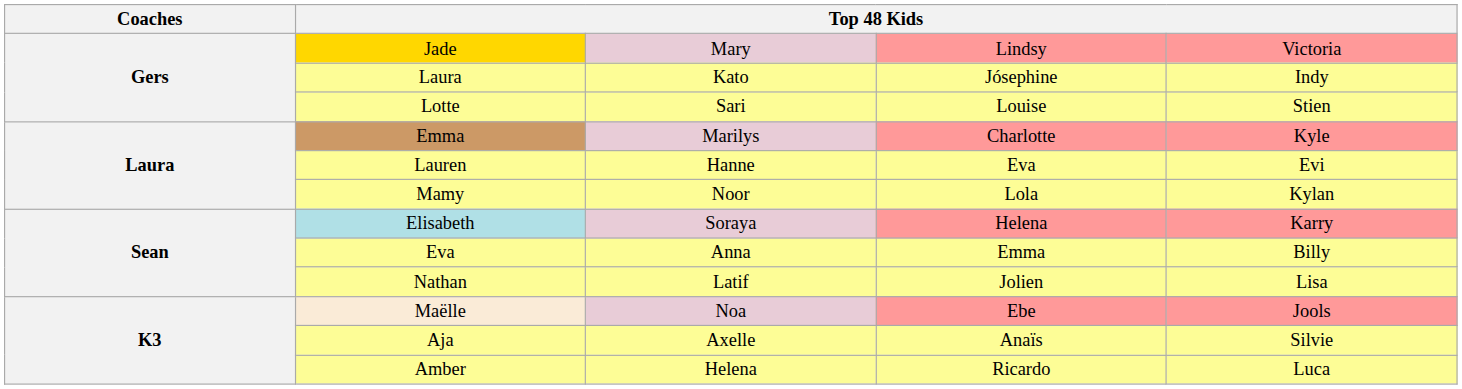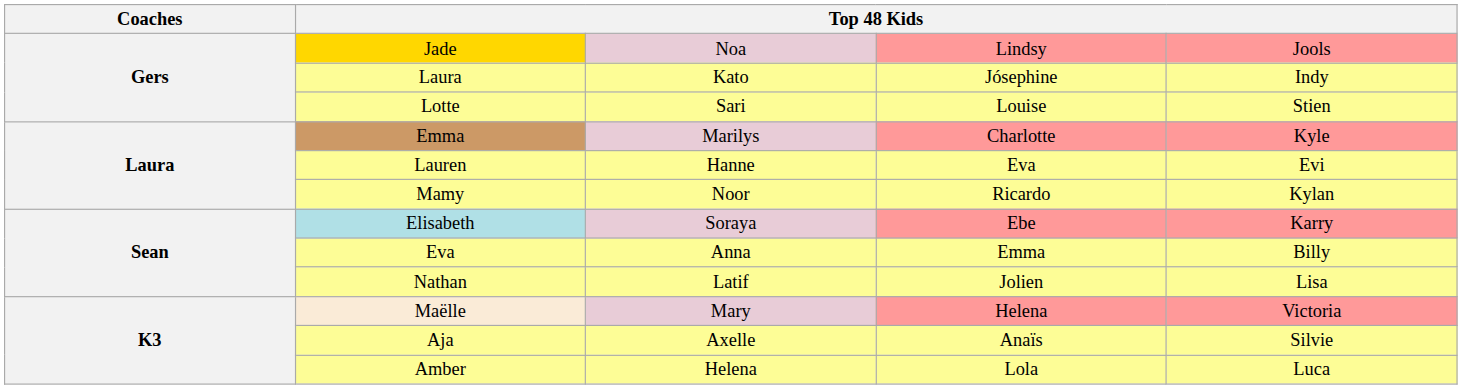(731, 48) Mary -> (731, 48) Noa
(1312, 48) Victoria -> (1312, 48) Jools
(1021, 194) Lola -> (1021, 194) Ricardo
(1021, 223) Helena -> (1021, 223) Ebe
(731, 310) Noa -> (731, 310) Mary
(1021, 310) Ebe -> (1021, 310) Helena
(1312, 310) Jools -> (1312, 310) Victoria
(1021, 369) Ricardo -> (1021, 369) Lola
